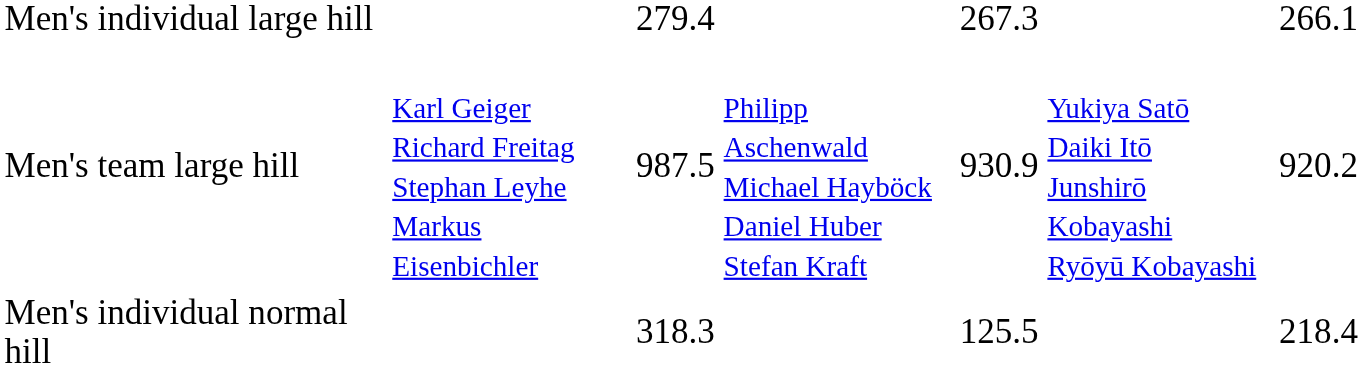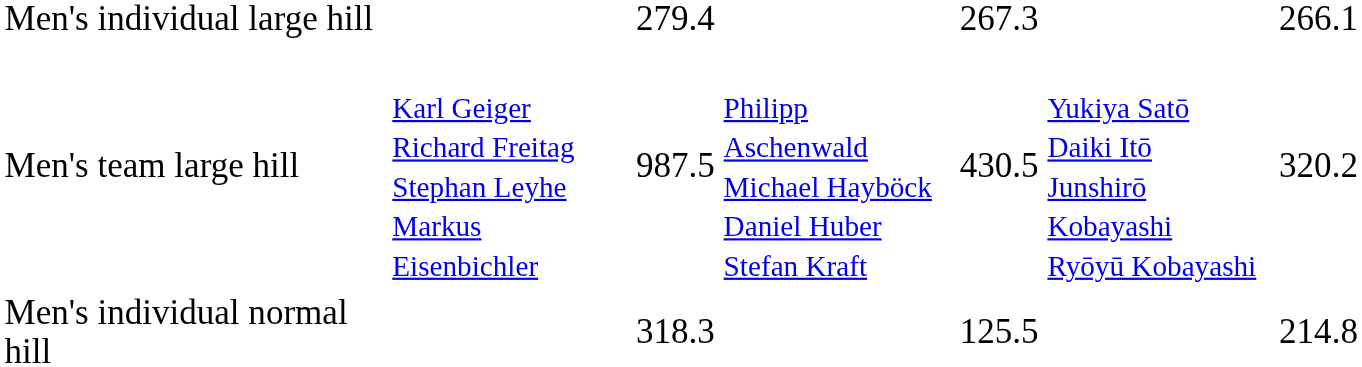(999, 165) 930.9 -> (999, 165) 430.5
(1319, 165) 920.2 -> (1319, 165) 320.2
(1319, 331) 218.4 -> (1319, 331) 214.8
